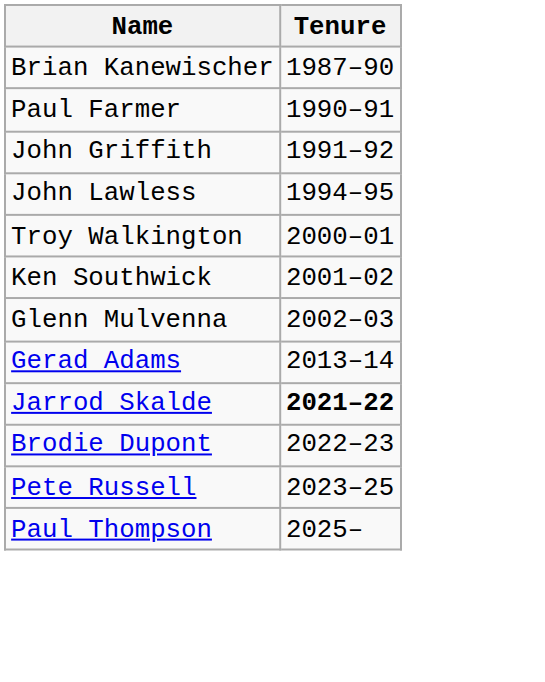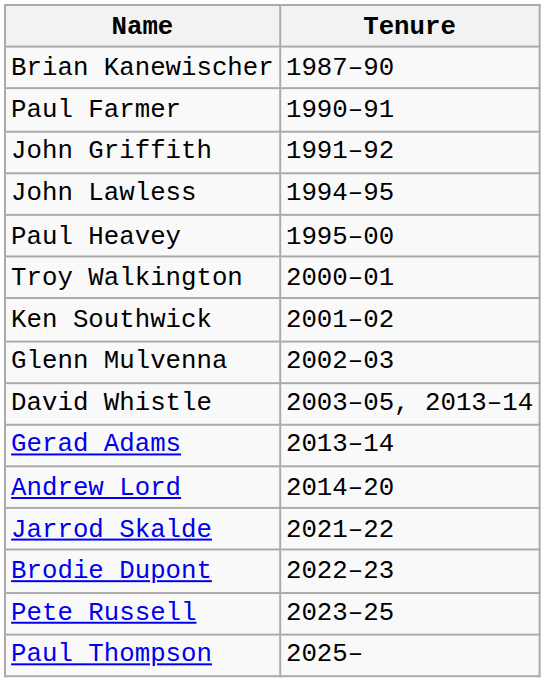+ row: (96, 236)
+ row: (112, 404)
+ row: (96, 487)
(340, 404) bold -> (340, 529) normal
